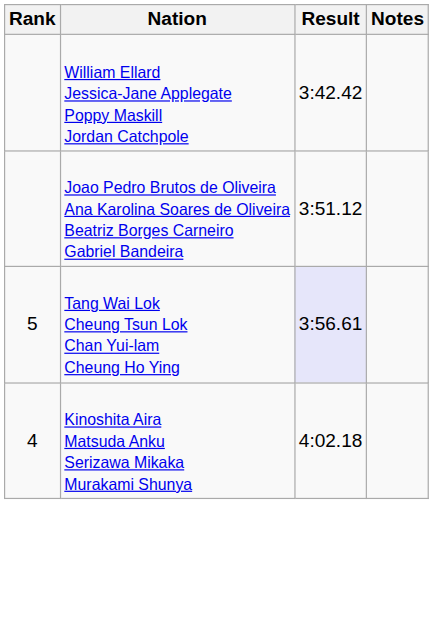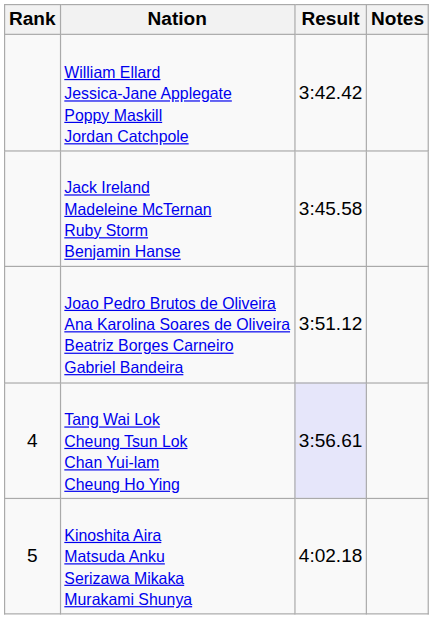+ row: (138, 220)
(32, 324) 5 -> (32, 440) 4
(32, 440) 4 -> (32, 556) 5
